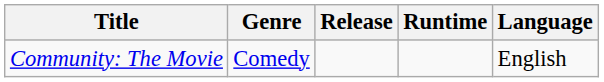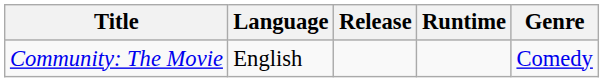columns swapped: (272, 22) <-> (545, 22)
